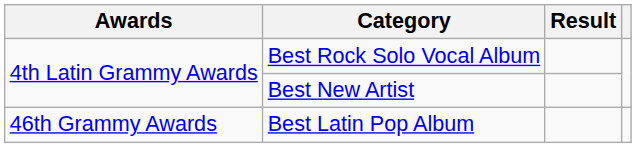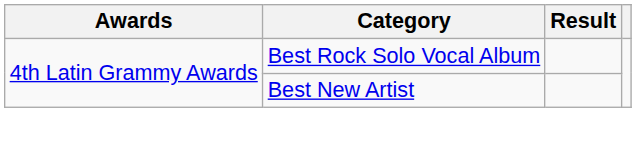- row: (371, 124)
